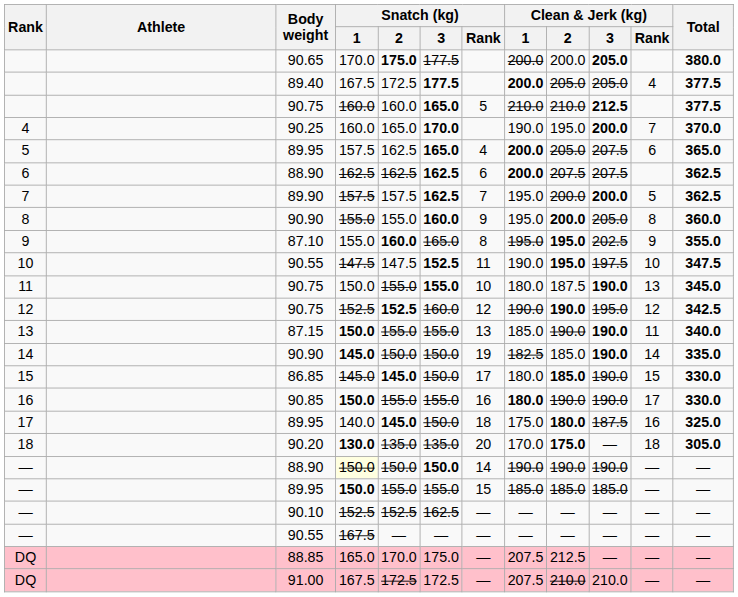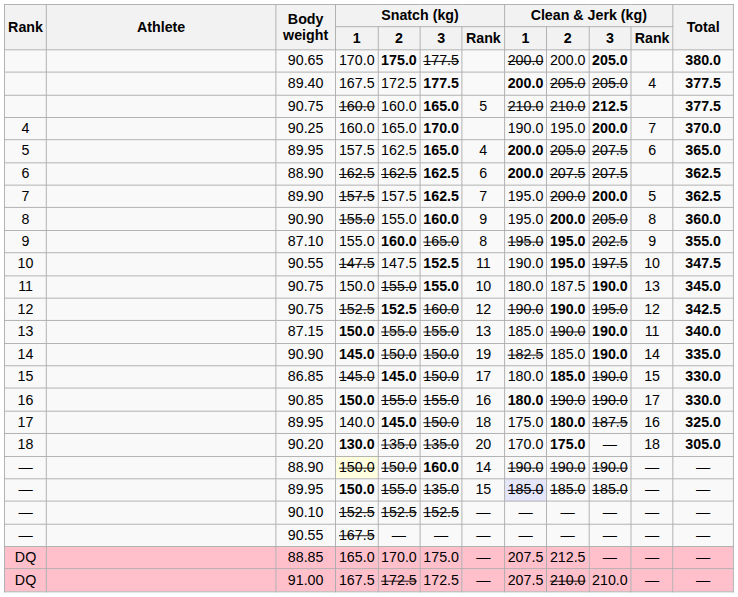(441, 467) 150.0 -> (441, 467) 160.0
(441, 490) 155.0 -> (441, 490) 135.0
(526, 490) no background -> (526, 490) lavender background
(441, 512) 162.5 -> (441, 512) 152.5
